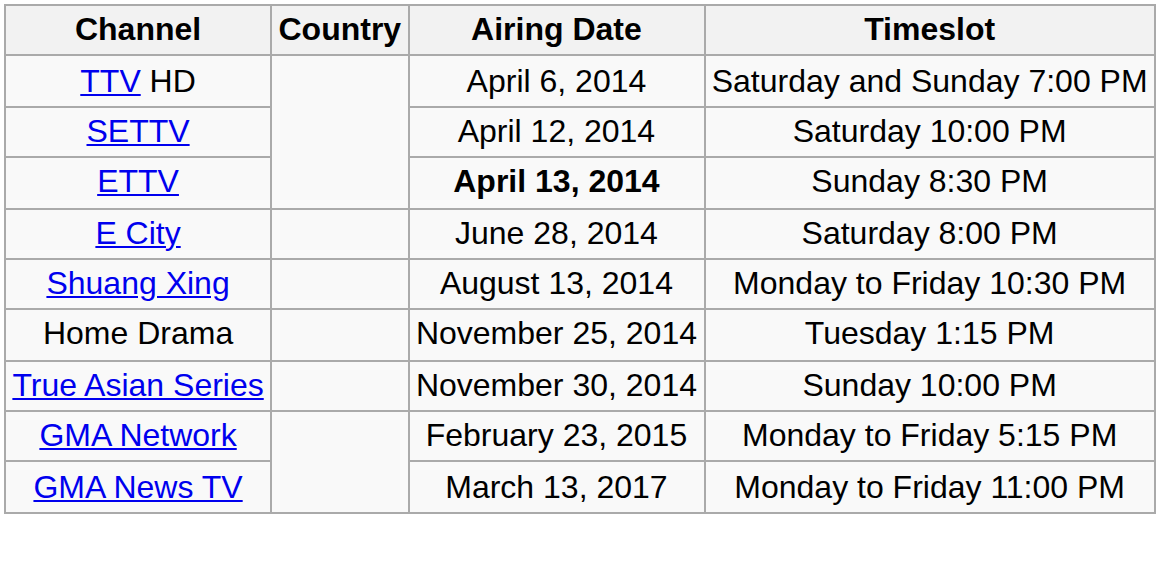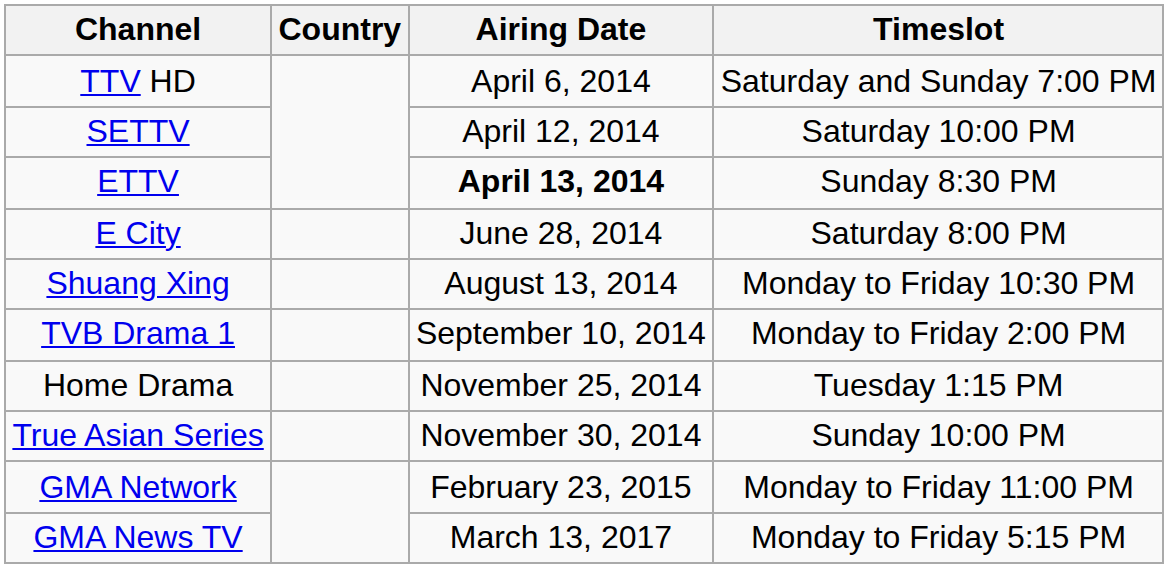+ row: (138, 334)
(930, 435) Monday to Friday 5:15 PM -> (939, 486) Monday to Friday 11:00 PM
(930, 486) Monday to Friday 11:00 PM -> (939, 537) Monday to Friday 5:15 PM
